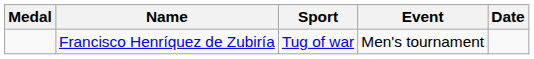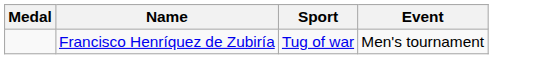- column: (508, 17)
